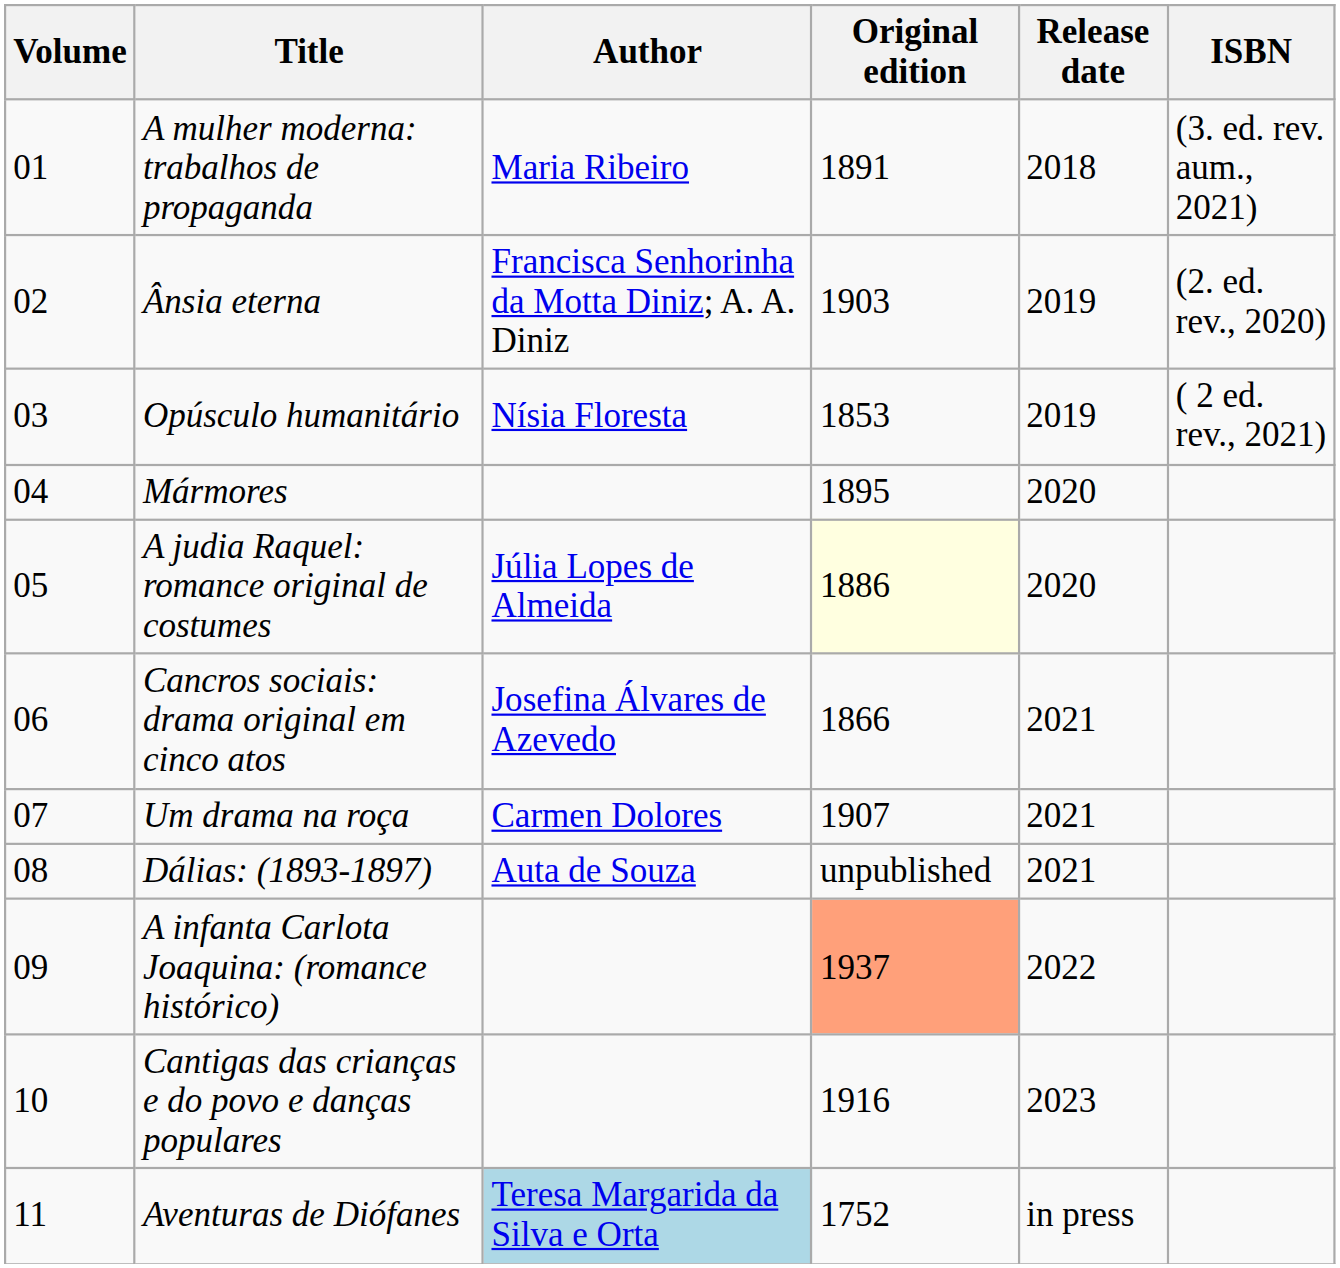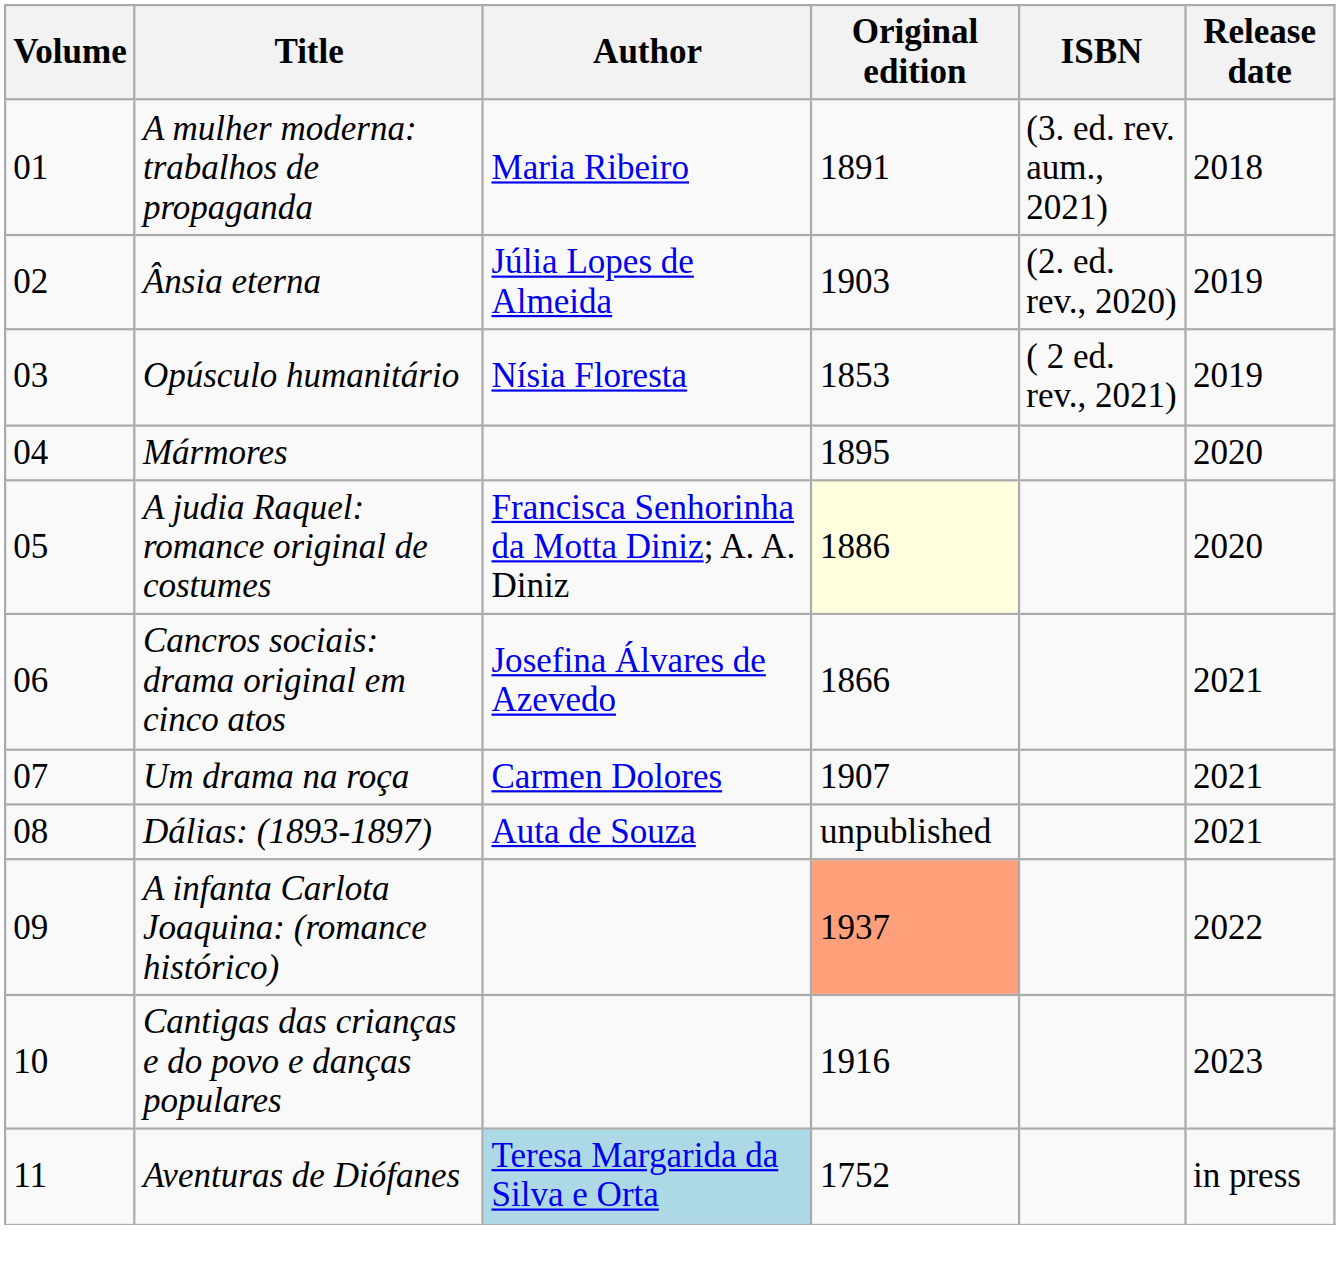columns swapped: (1093, 51) <-> (1251, 51)
(643, 301) Francisca Senhorinha da Motta Diniz; A. A. Diniz -> (593, 281) Júlia Lopes de Almeida
(593, 586) Júlia Lopes de Almeida -> (643, 546) Francisca Senhorinha da Motta Diniz; A. A. Diniz
